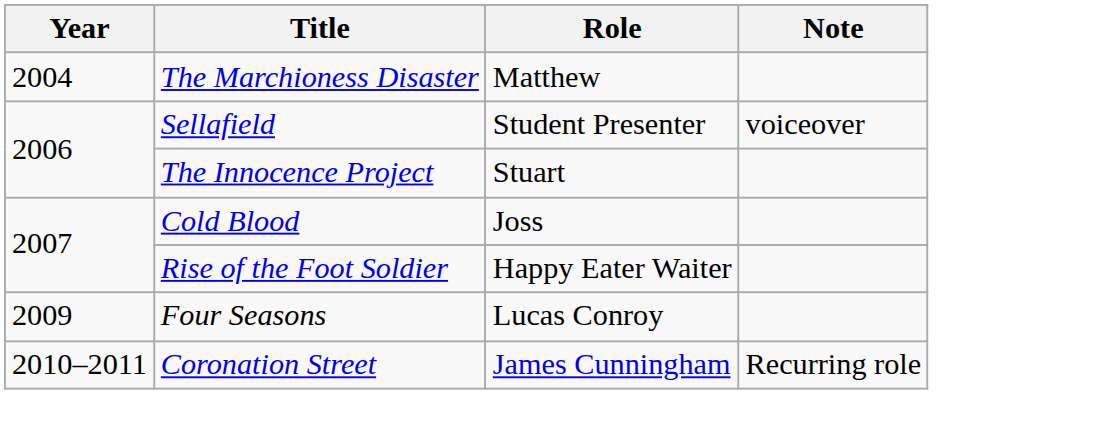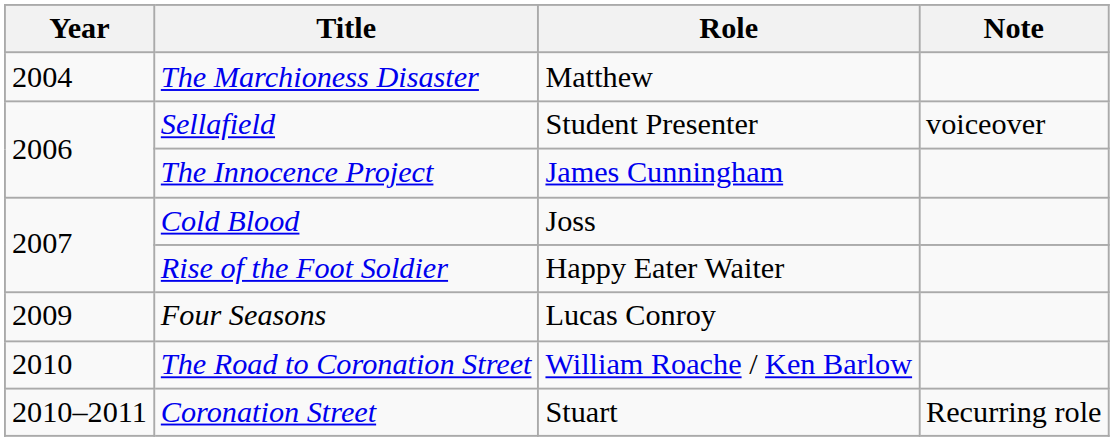(529, 172) Stuart -> (664, 172) James Cunningham
+ row: (346, 364)
(612, 364) James Cunningham -> (582, 412) Stuart
